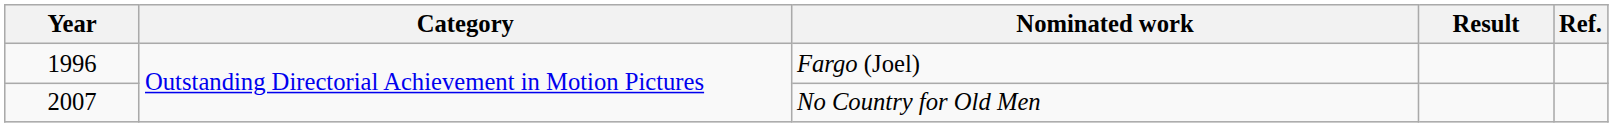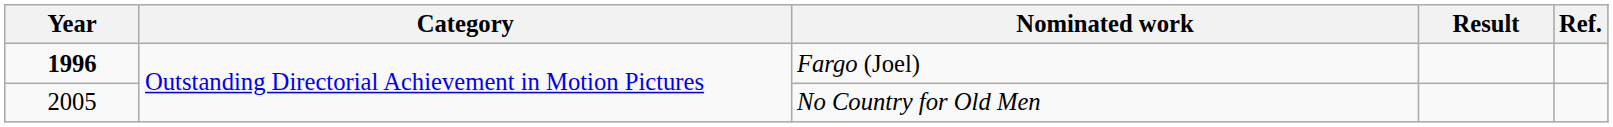(72, 63) normal -> (72, 63) bold
(72, 102) 2007 -> (72, 102) 2005
